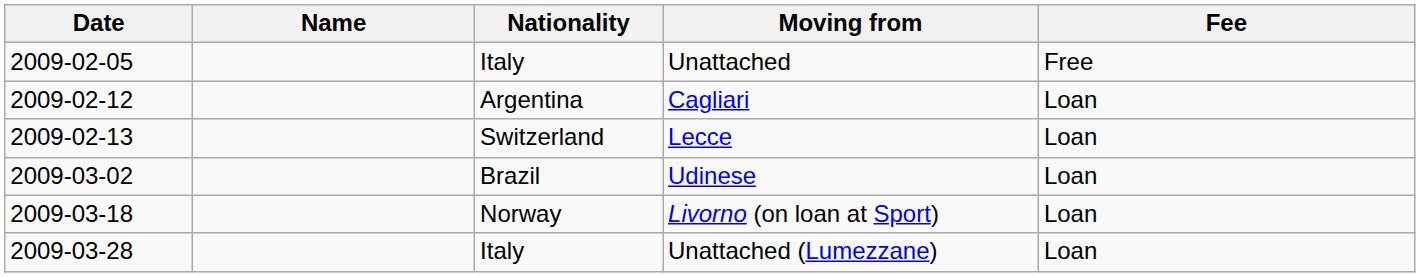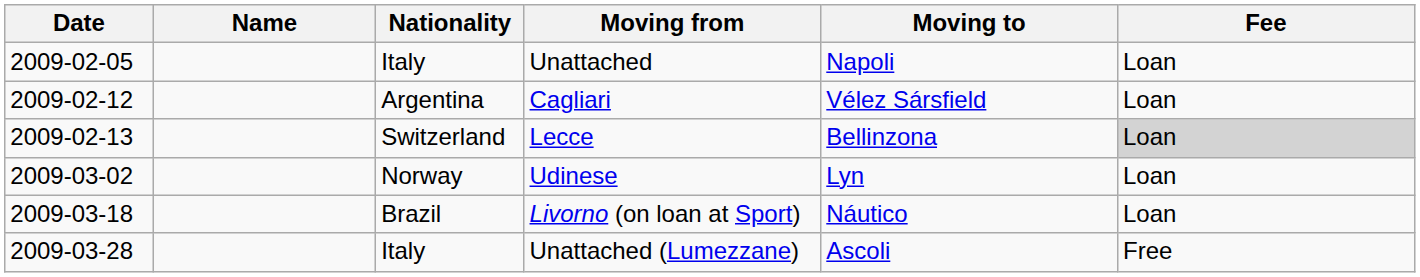+ column: (969, 23)
(1069, 61) Free -> (1150, 61) Loan
(1071, 137) no background -> (1150, 137) lightgrey background
(510, 175) Brazil -> (422, 175) Norway
(521, 213) Norway -> (411, 213) Brazil
(1071, 251) Loan -> (1148, 251) Free
